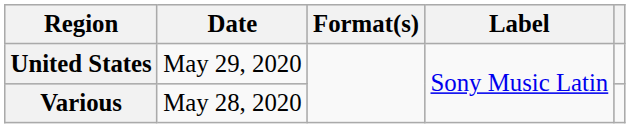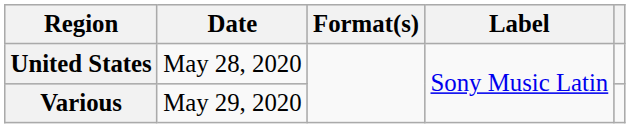(232, 63) May 29, 2020 -> (232, 63) May 28, 2020
(232, 102) May 28, 2020 -> (232, 102) May 29, 2020
